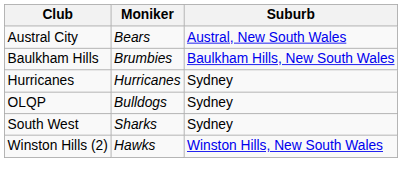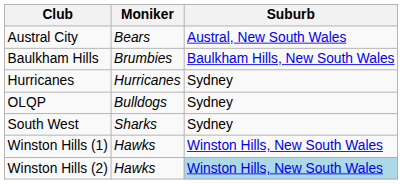+ row: (58, 146)
(285, 146) no background -> (285, 168) lightblue background
